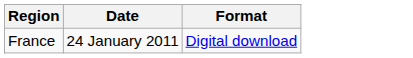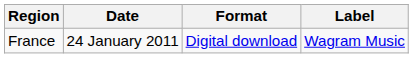+ column: (355, 16)
